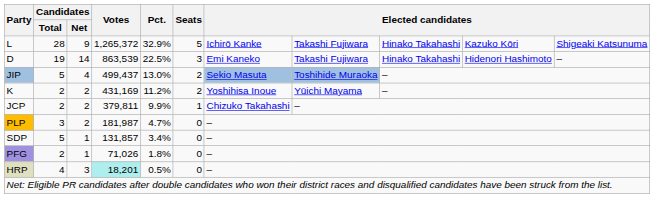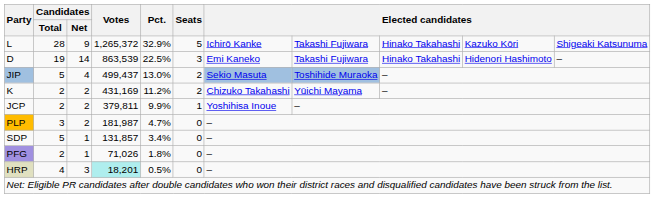(241, 91) Yoshihisa Inoue -> (248, 91) Chizuko Takahashi
(248, 106) Chizuko Takahashi -> (241, 106) Yoshihisa Inoue
